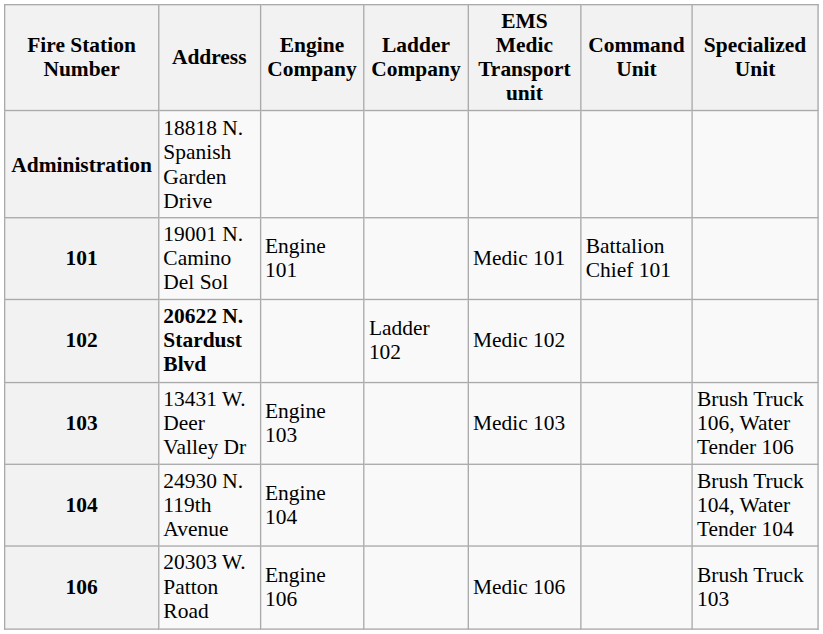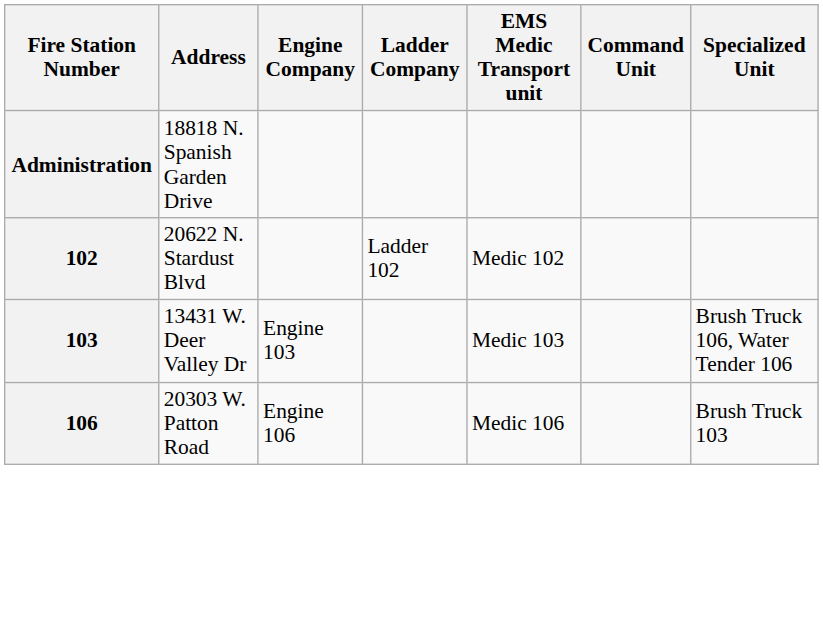- row: (82, 258)
(203, 340) bold -> (204, 258) normal
- row: (82, 505)
